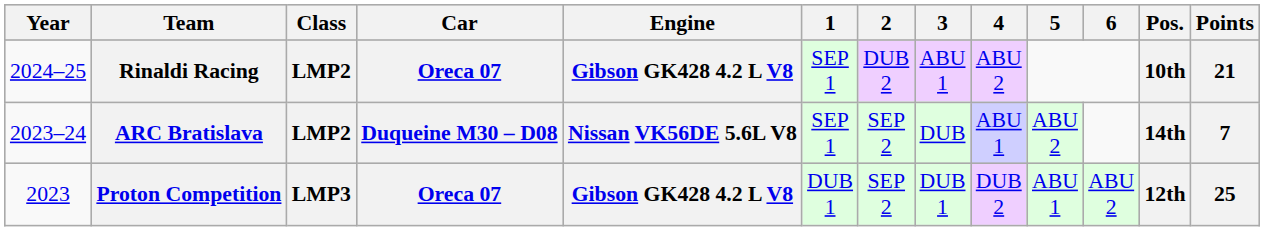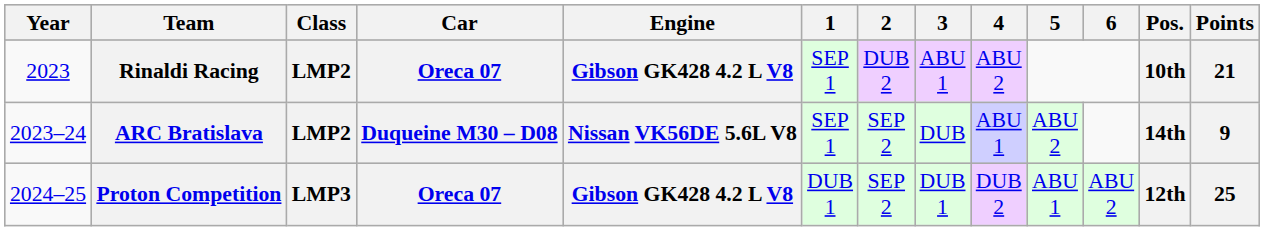(48, 70) 2024–25 -> (48, 70) 2023
(1225, 132) 7 -> (1225, 132) 9
(48, 193) 2023 -> (48, 193) 2024–25
